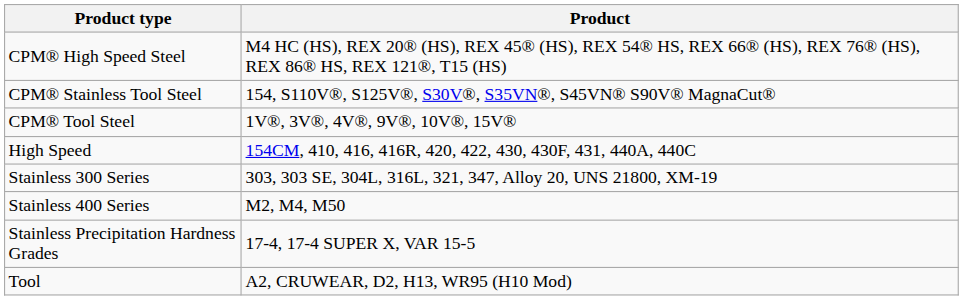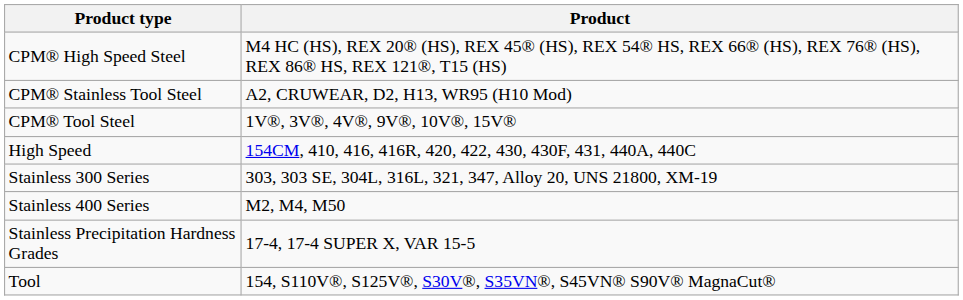(511, 94) 154, S110V®, S125V®, S30V®, S35VN®, S45VN® S90V® MagnaCut® -> (409, 94) A2, CRUWEAR, D2, H13, WR95 (H10 Mod)
(409, 281) A2, CRUWEAR, D2, H13, WR95 (H10 Mod) -> (511, 281) 154, S110V®, S125V®, S30V®, S35VN®, S45VN® S90V® MagnaCut®
